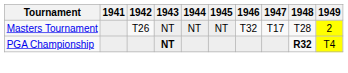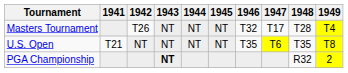(329, 28) 2 -> (329, 28) T4
+ row: (30, 44)
(302, 44) bold -> (302, 60) normal
(329, 44) T4 -> (329, 60) 2
